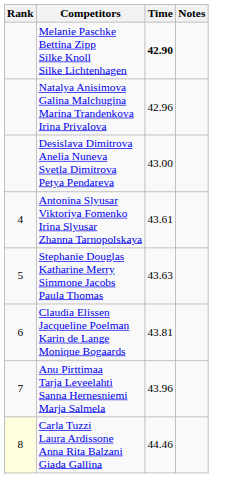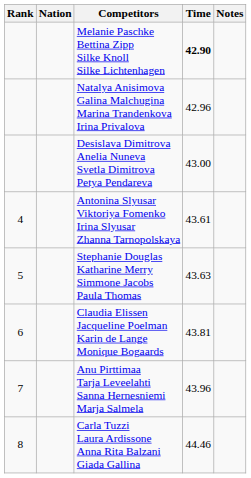+ column: (55, 13)
(20, 445) lightyellow background -> (20, 445) no background
